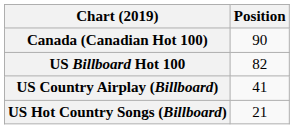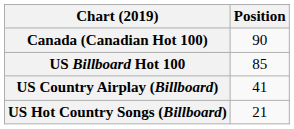(260, 64) 82 -> (260, 64) 85
